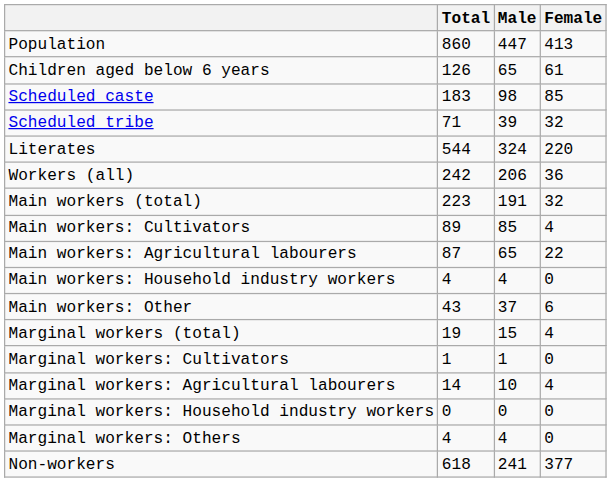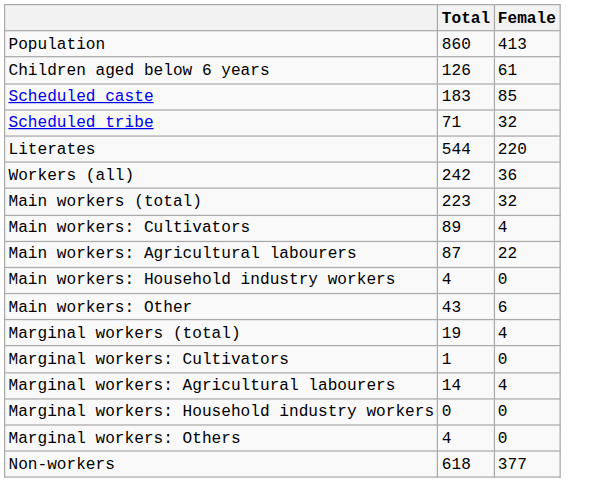- column: (517, 18)
